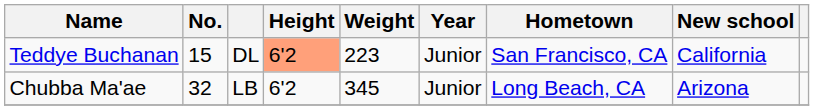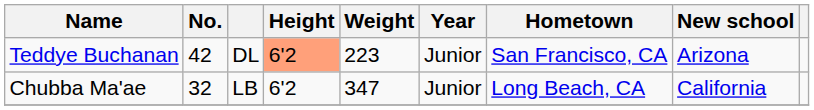(200, 54) 15 -> (200, 54) 42
(722, 54) California -> (713, 54) Arizona
(362, 88) 345 -> (362, 88) 347
(713, 88) Arizona -> (722, 88) California
